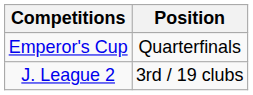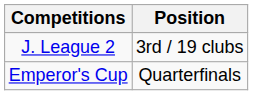rows swapped: (68, 75) <-> (68, 47)
